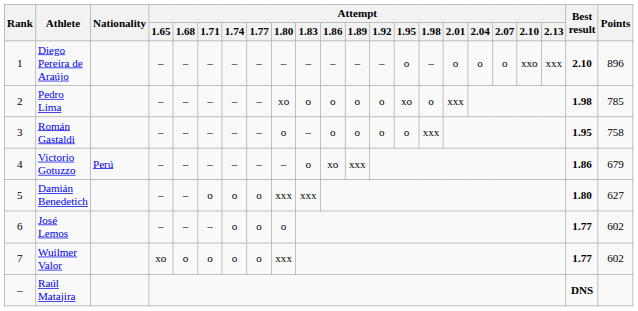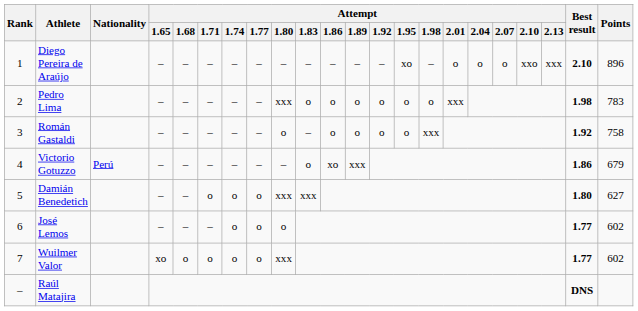(406, 63) o -> (406, 63) xo
(284, 101) xo -> (284, 101) xxx
(406, 101) xo -> (406, 101) o
(615, 101) 785 -> (615, 101) 783
(582, 133) 1.95 -> (582, 133) 1.92
